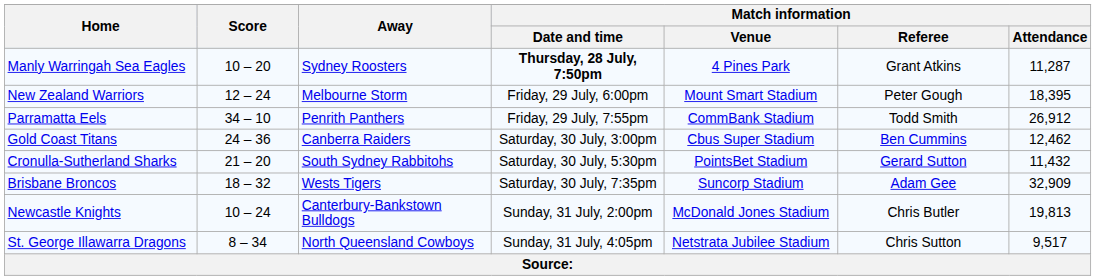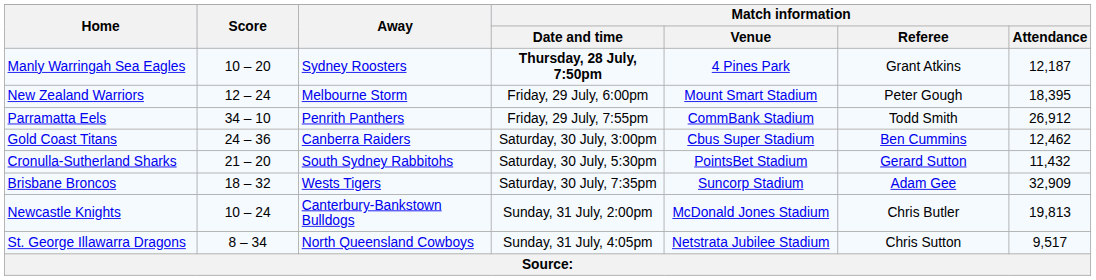(1050, 66) 11,287 -> (1050, 66) 12,187
